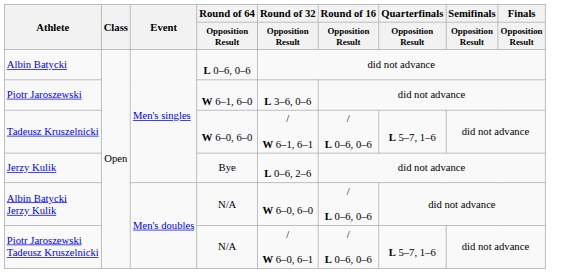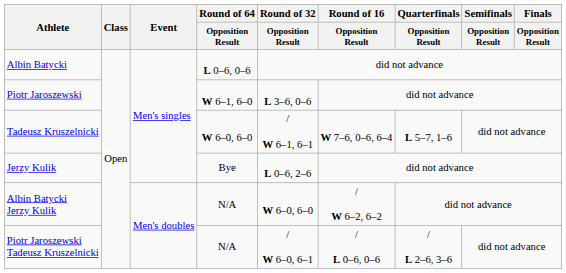(348, 131) / L 0–6, 0–6 -> (356, 138) W 7–6, 0–6, 6–4
(348, 204) / L 0–6, 0–6 -> (356, 204) / W 6–2, 6–2
(412, 253) L 5–7, 1–6 -> (428, 247) / L 2–6, 3–6
